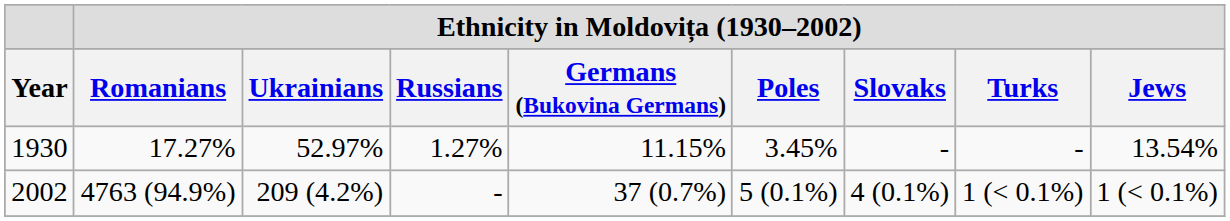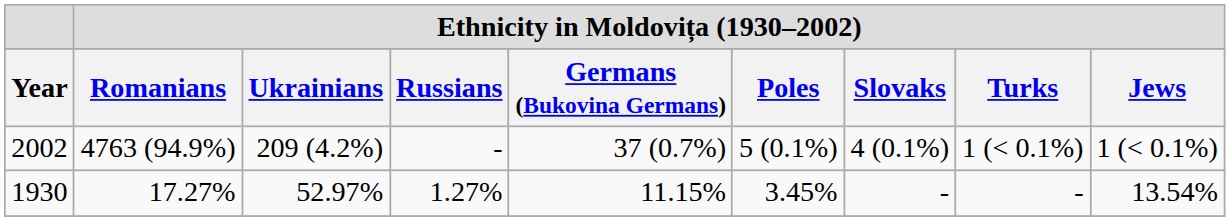rows swapped: (40, 147) <-> (40, 192)
